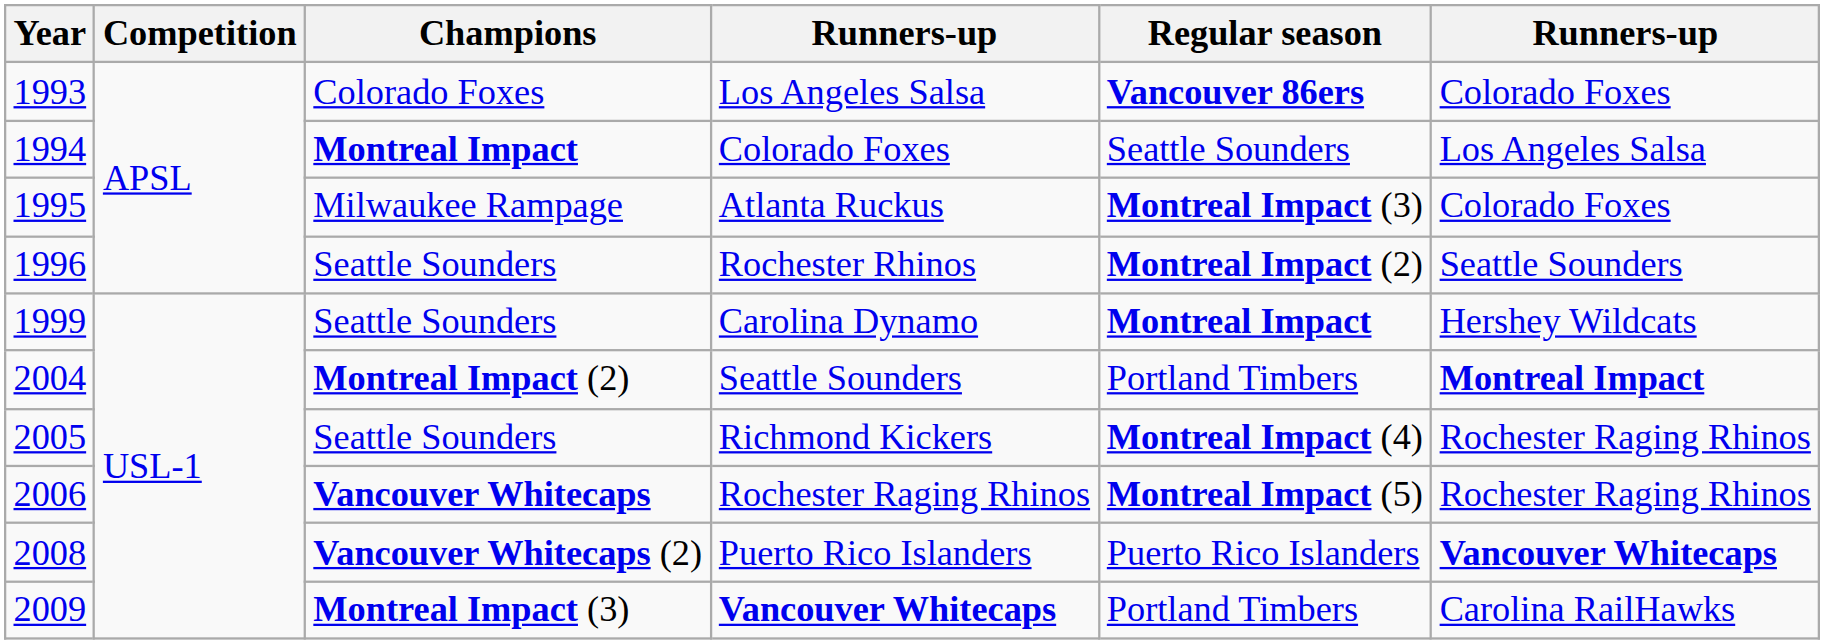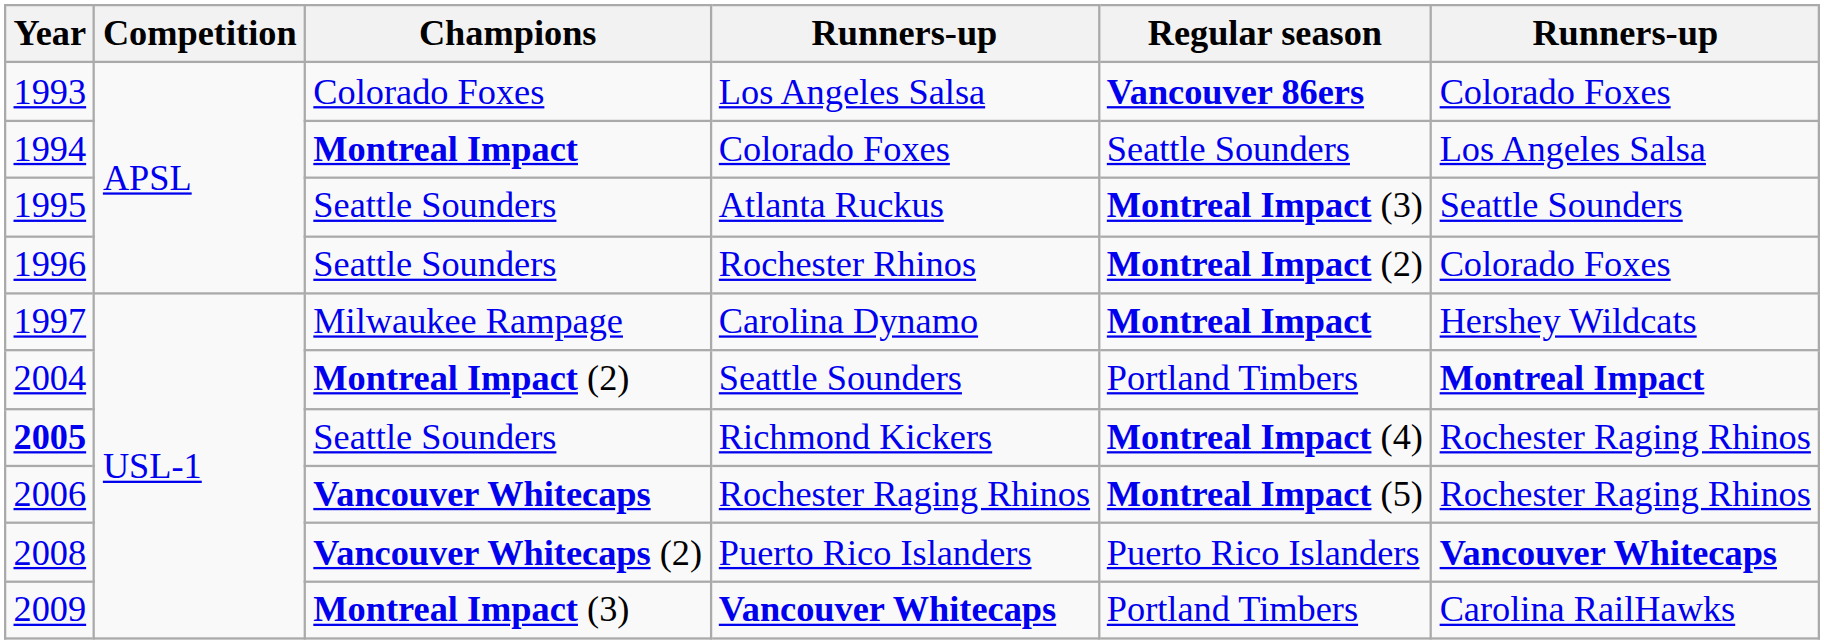(468, 206) Milwaukee Rampage -> (435, 206) Seattle Sounders
(1555, 206) Colorado Foxes -> (1561, 206) Seattle Sounders
(1561, 263) Seattle Sounders -> (1555, 263) Colorado Foxes
(50, 321) 1999 -> (50, 321) 1997
(435, 321) Seattle Sounders -> (468, 321) Milwaukee Rampage
(50, 436) normal -> (50, 436) bold
